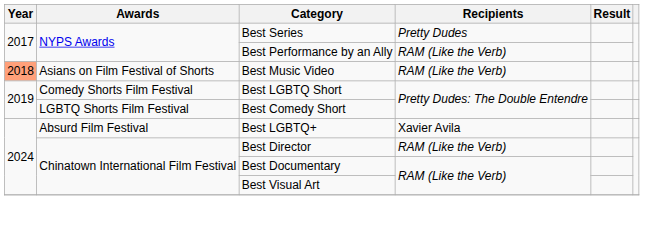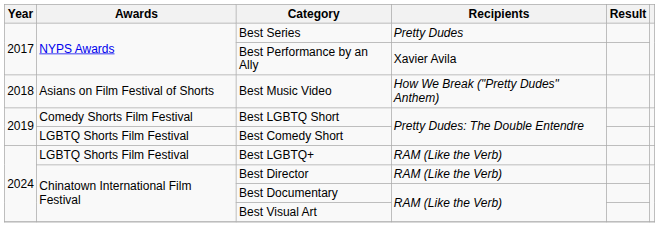(452, 52) RAM (Like the Verb) -> (425, 58) Xavier Avila
(20, 71) lightsalmon background -> (20, 91) no background
(452, 71) RAM (Like the Verb) -> (476, 91) How We Break ("Pretty Dudes" Anthem)
(94, 128) Absurd Film Festival -> (114, 155) LGBTQ Shorts Film Festival
(429, 128) Xavier Avila -> (448, 155) RAM (Like the Verb)
